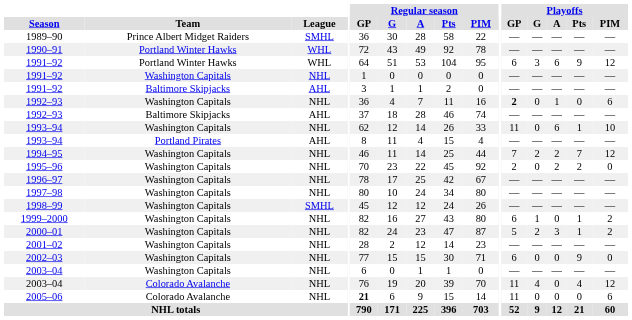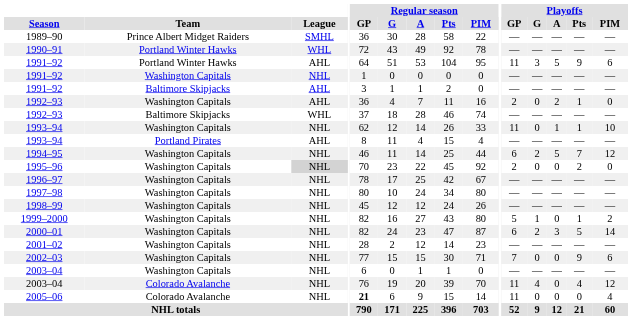(319, 62) WHL -> (319, 62) AHL
(514, 62) 6 -> (514, 62) 11
(557, 62) 6 -> (557, 62) 5
(610, 62) 12 -> (610, 62) 6
(319, 101) NHL -> (319, 101) AHL
(514, 101) bold -> (514, 101) normal
(557, 101) 1 -> (557, 101) 2
(579, 101) 0 -> (579, 101) 1
(610, 101) 6 -> (610, 101) 0
(319, 114) AHL -> (319, 114) WHL
(557, 127) 6 -> (557, 127) 1
(514, 153) 7 -> (514, 153) 6
(557, 153) 2 -> (557, 153) 5
(319, 166) no background -> (319, 166) lightgrey background
(557, 166) 2 -> (557, 166) 0
(319, 205) SMHL -> (319, 205) NHL
(514, 218) 6 -> (514, 218) 5
(514, 231) 5 -> (514, 231) 6
(579, 231) 1 -> (579, 231) 5
(610, 231) 2 -> (610, 231) 14
(514, 257) 6 -> (514, 257) 7
(610, 257) 0 -> (610, 257) 6
(610, 296) 6 -> (610, 296) 4
